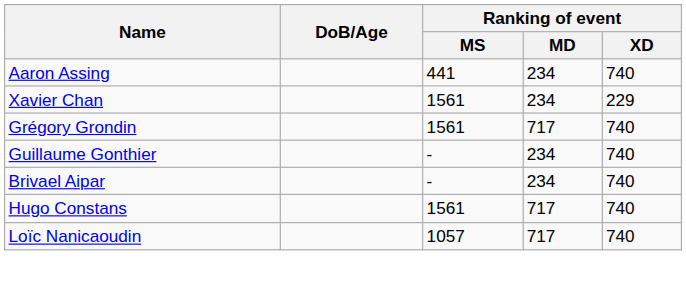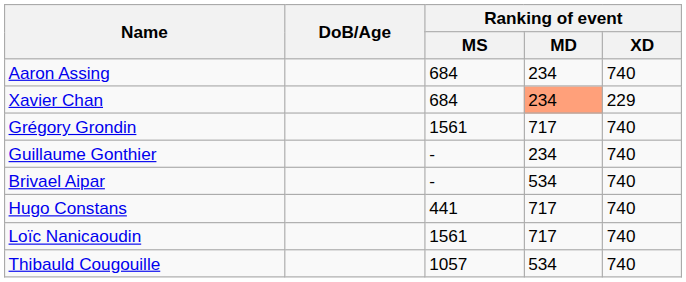(441, 73) 441 -> (444, 73) 684
(446, 100) 1561 -> (444, 100) 684
(541, 100) no background -> (543, 100) lightsalmon background
(541, 181) 234 -> (543, 181) 534
(446, 209) 1561 -> (444, 209) 441
(446, 236) 1057 -> (448, 236) 1561
+ row: (84, 263)
